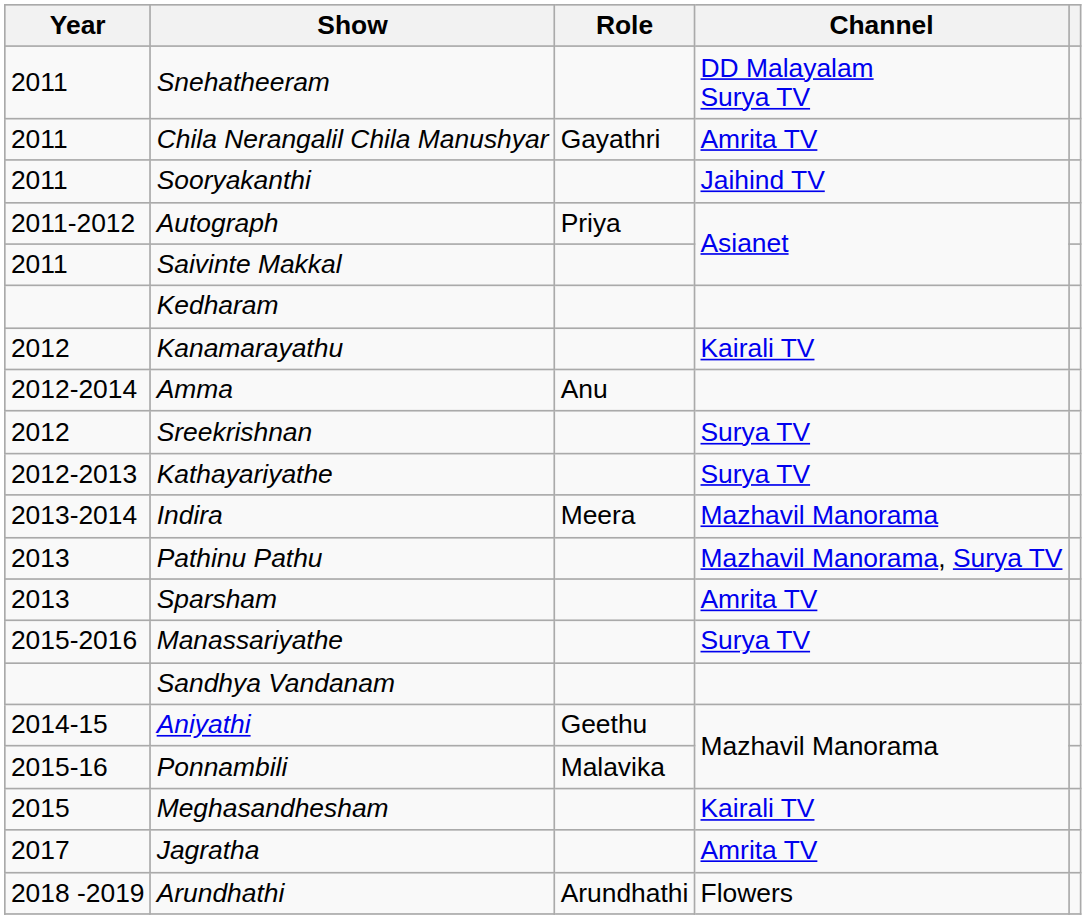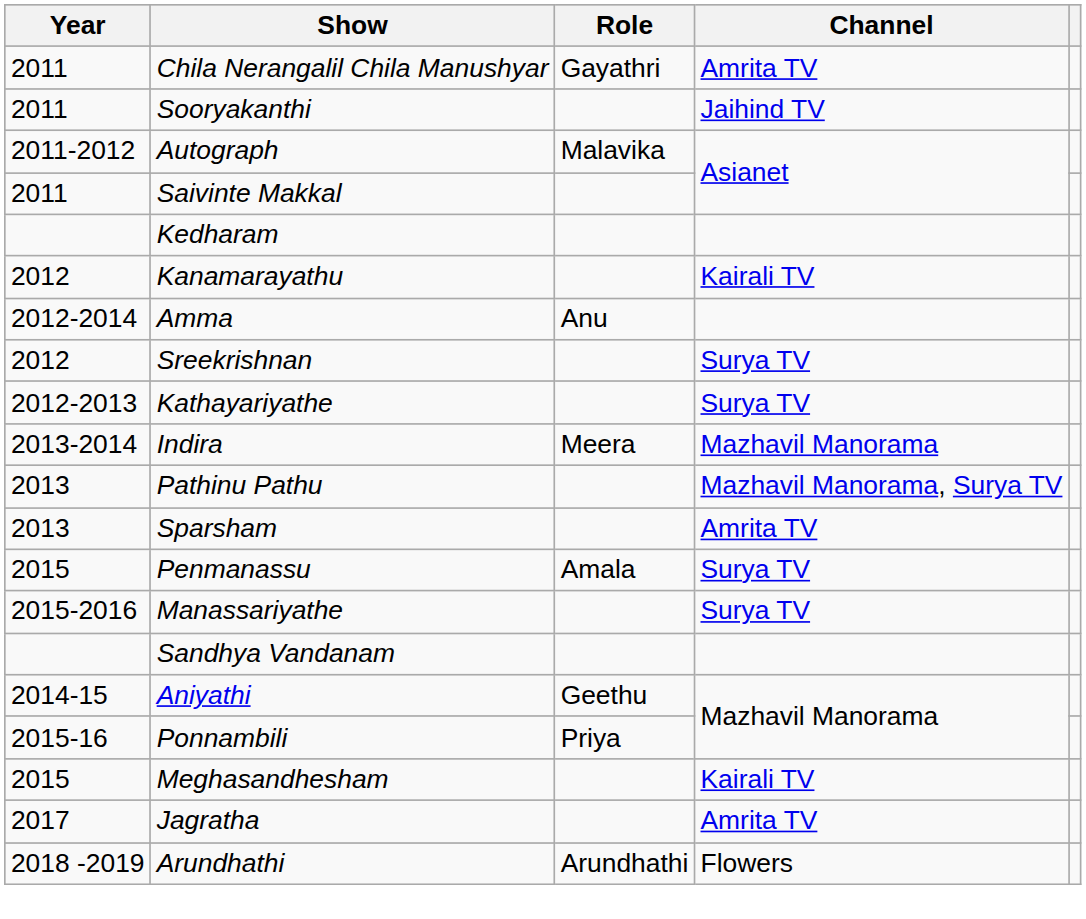- row: (243, 82)
(591, 222) Priya -> (613, 151) Malavika
+ row: (234, 569)
(613, 766) Malavika -> (591, 737) Priya
